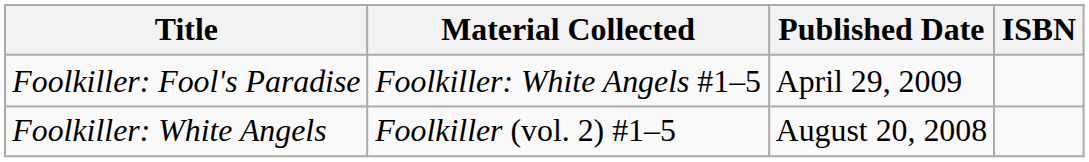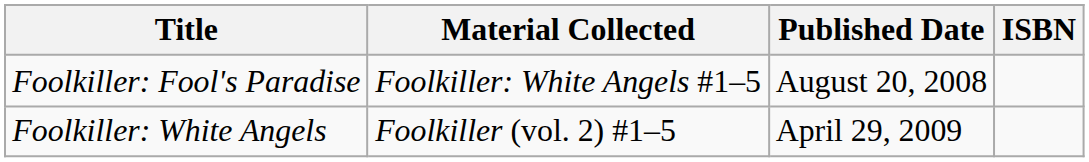(869, 80) April 29, 2009 -> (881, 80) August 20, 2008
(881, 130) August 20, 2008 -> (869, 130) April 29, 2009
